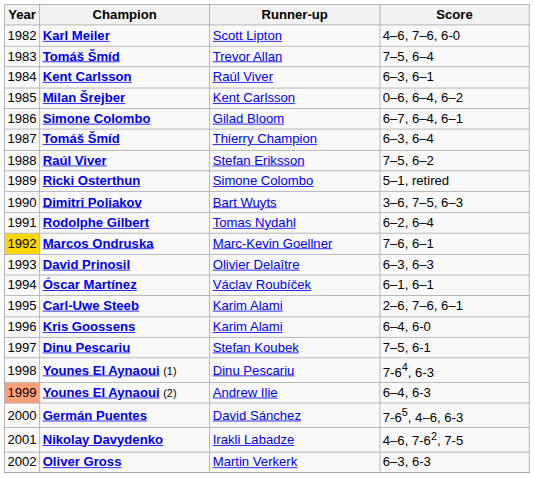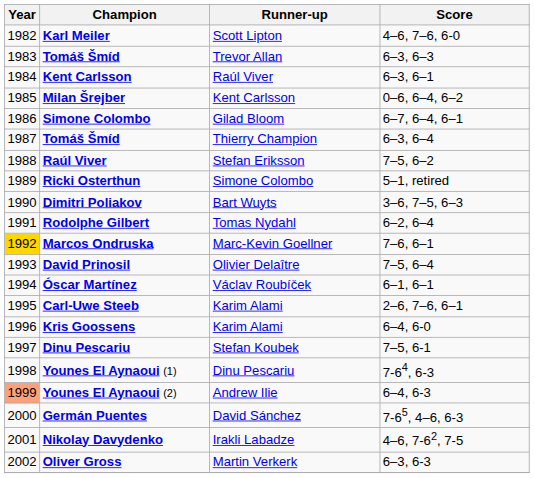(408, 56) 7–5, 6–4 -> (408, 56) 6–3, 6–3
(408, 264) 6–3, 6–3 -> (408, 264) 7–5, 6–4
